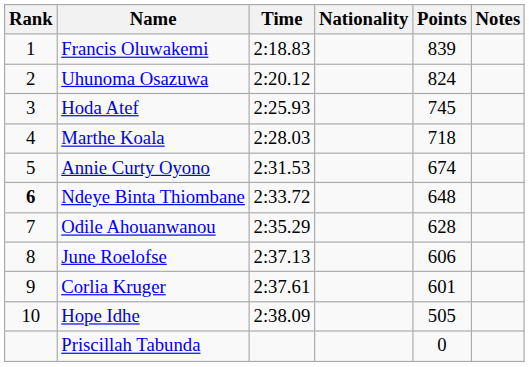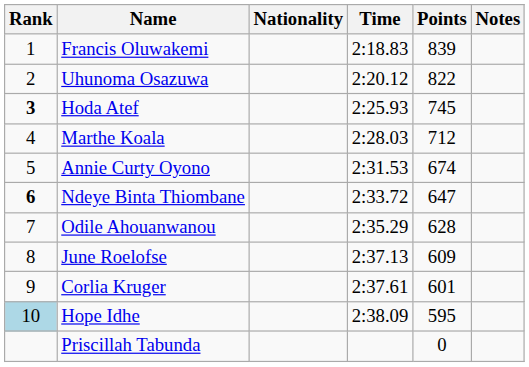columns swapped: (364, 19) <-> (282, 19)
(442, 78) 824 -> (442, 78) 822
(31, 108) normal -> (31, 108) bold
(442, 138) 718 -> (442, 138) 712
(442, 197) 648 -> (442, 197) 647
(442, 256) 606 -> (442, 256) 609
(31, 316) no background -> (31, 316) lightblue background
(442, 316) 505 -> (442, 316) 595
